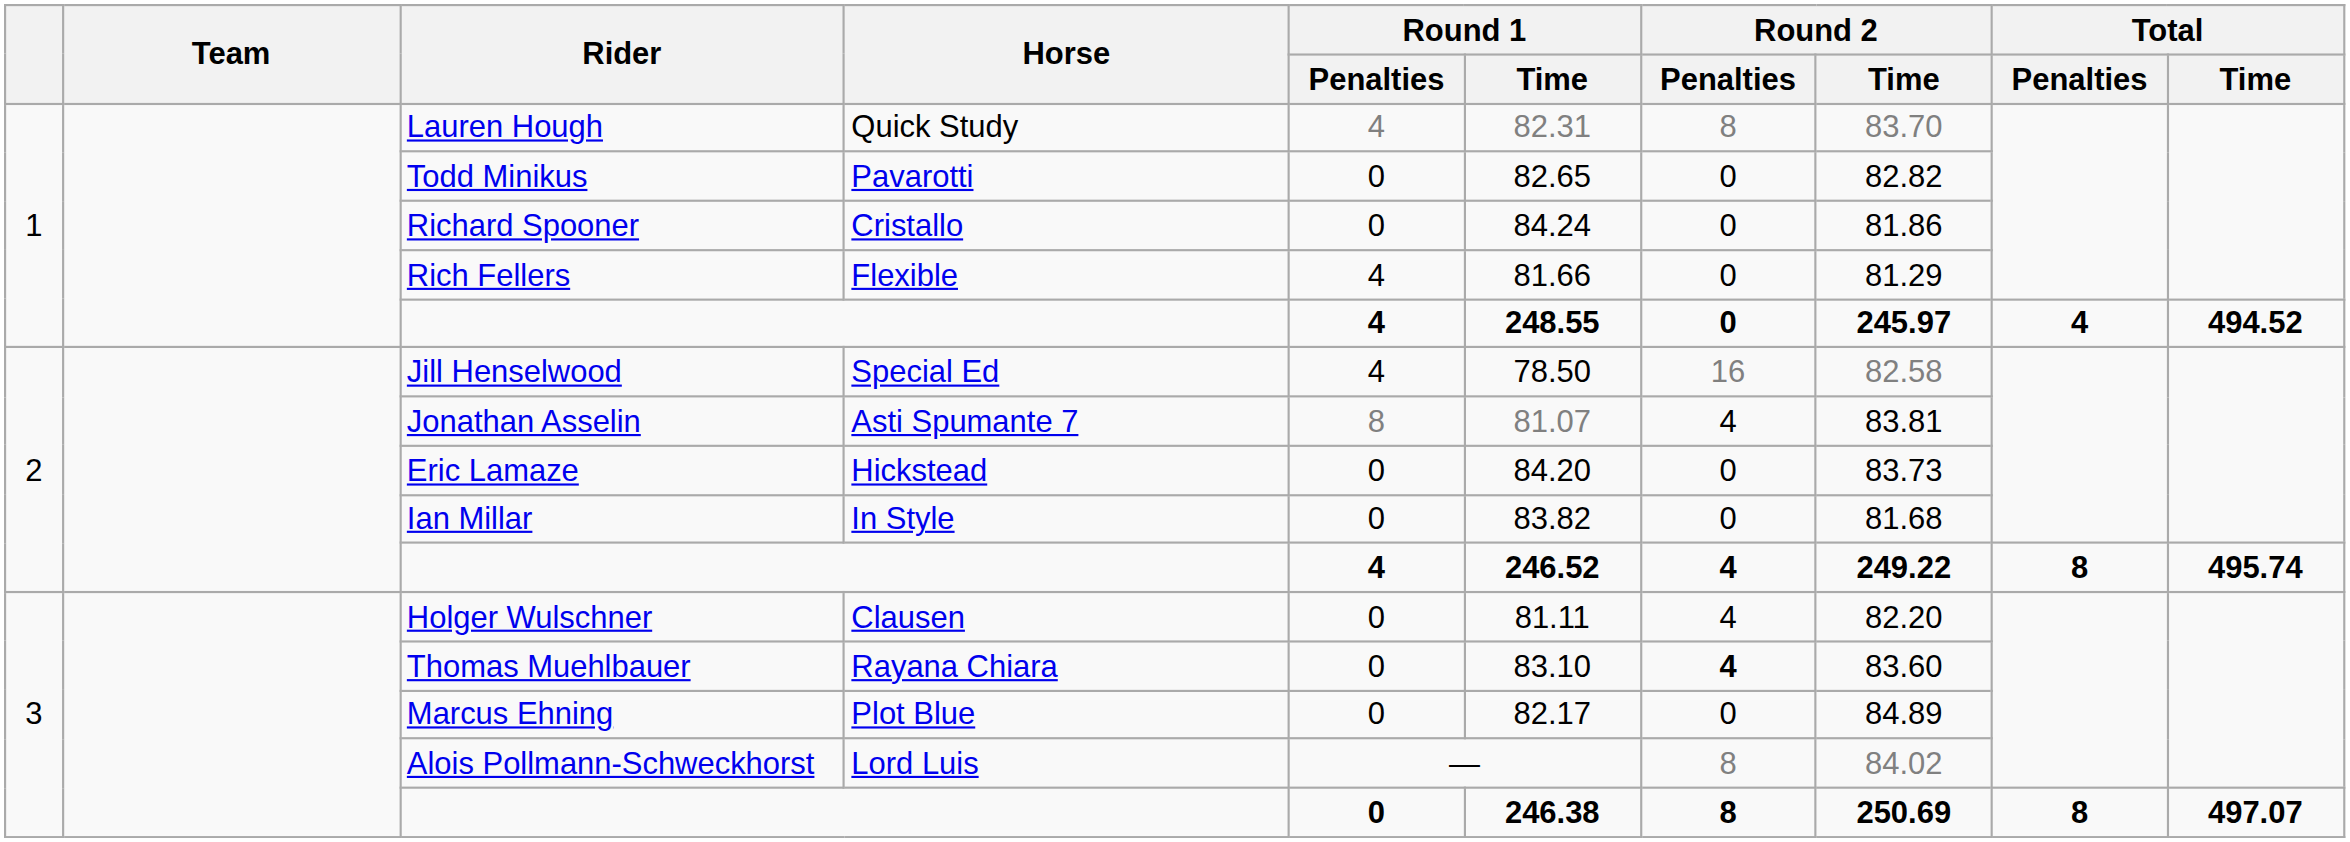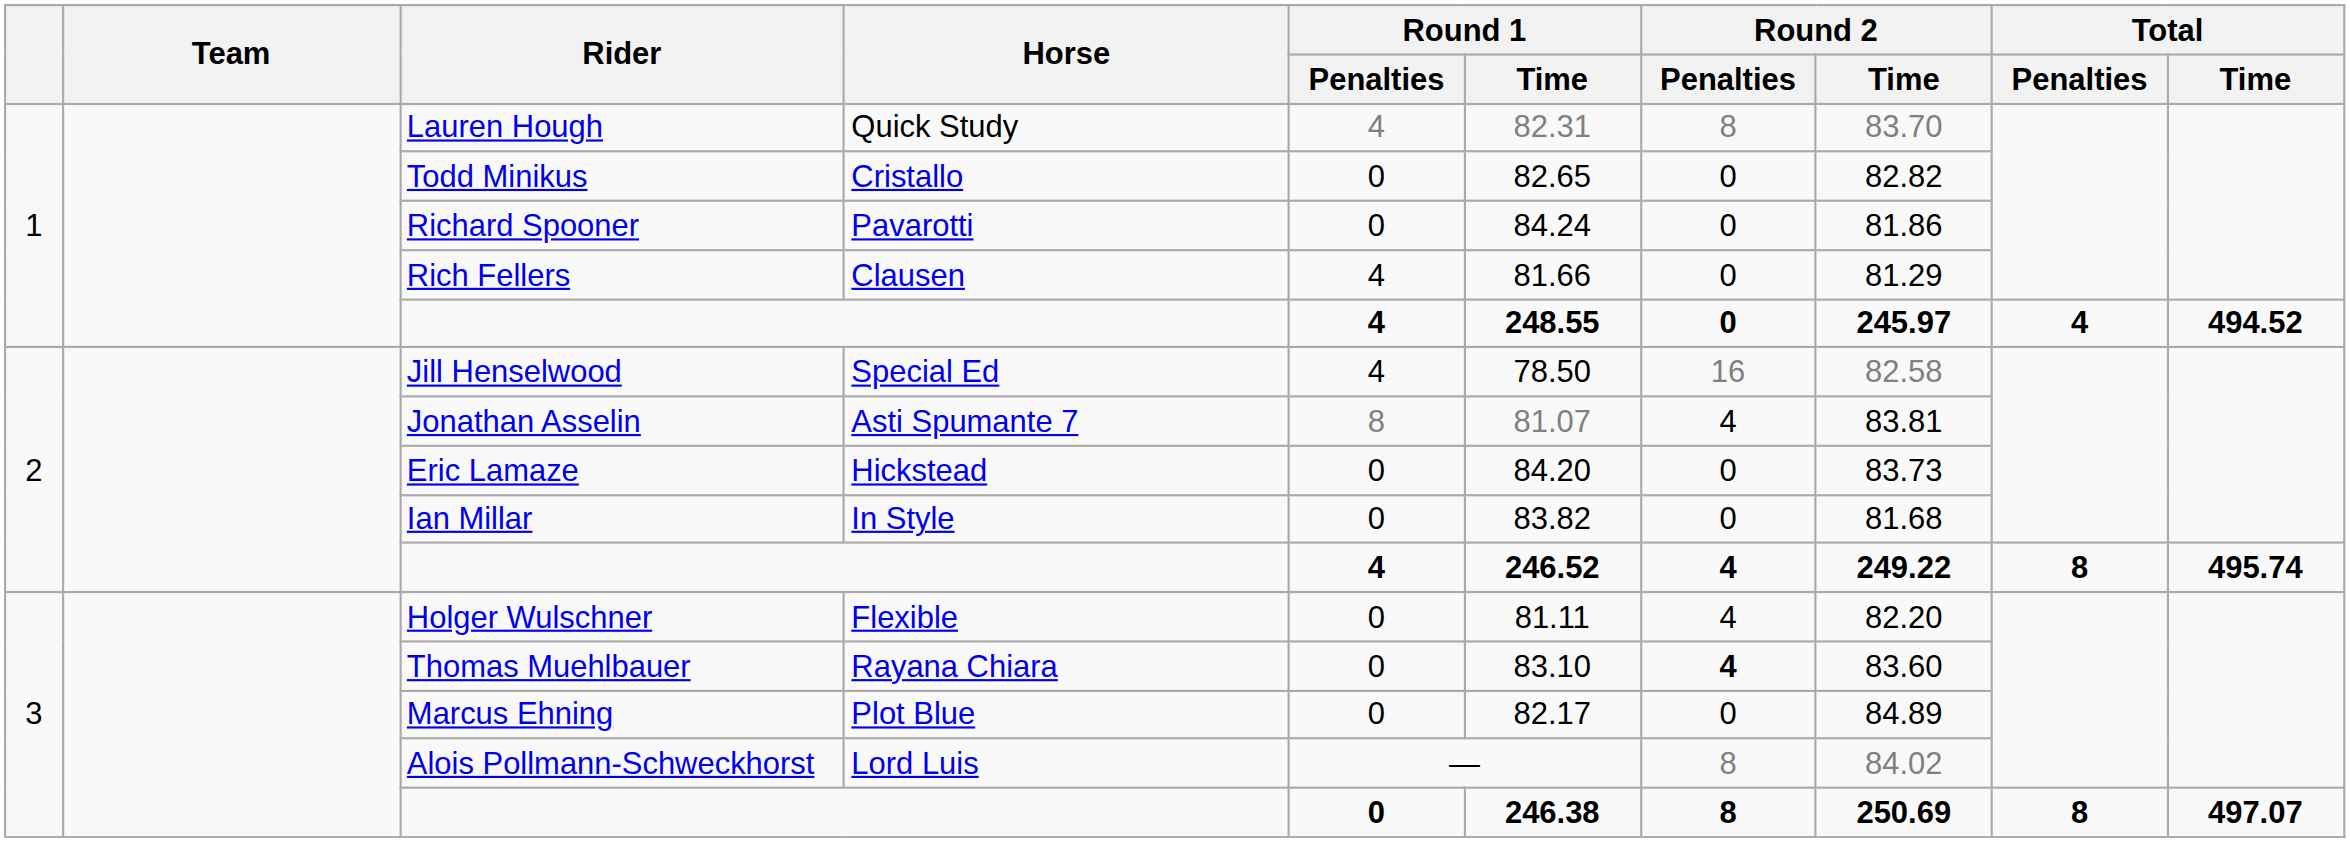(912, 177) Pavarotti -> (907, 177) Cristallo
(907, 226) Cristallo -> (912, 226) Pavarotti
(905, 274) Flexible -> (908, 274) Clausen
(908, 617) Clausen -> (905, 617) Flexible
